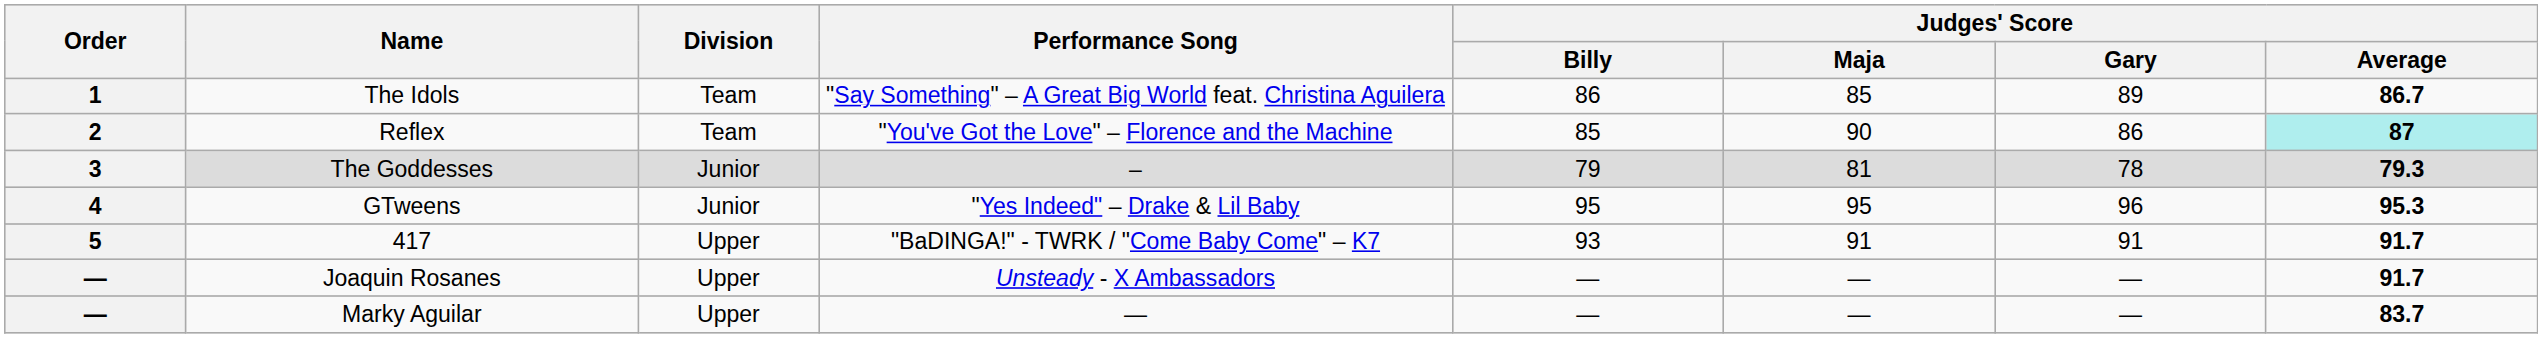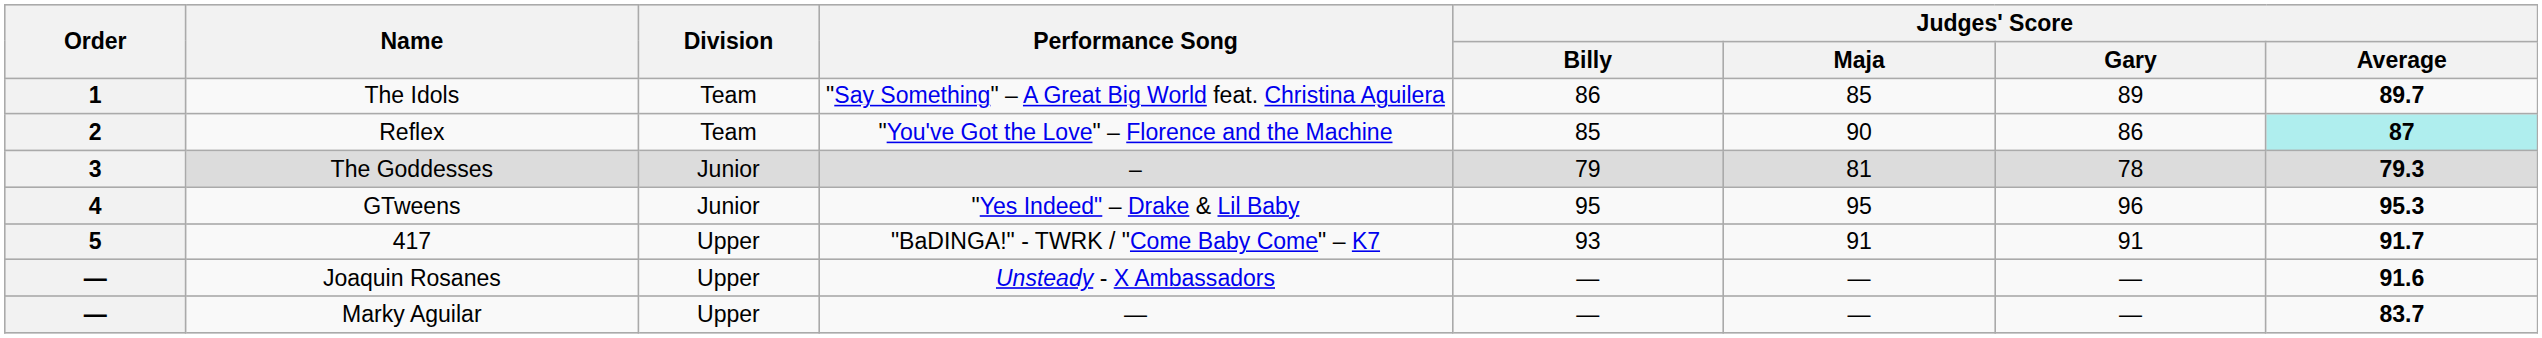(2402, 96) 86.7 -> (2402, 96) 89.7
(2402, 278) 91.7 -> (2402, 278) 91.6
